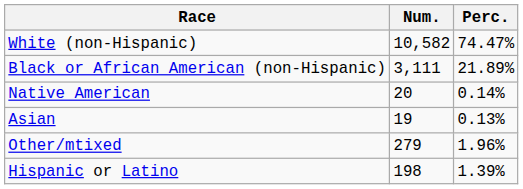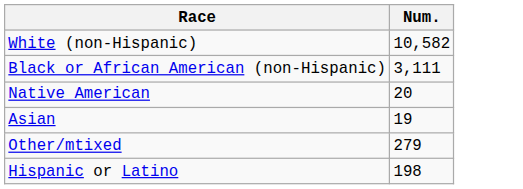- column: (486, 17)
